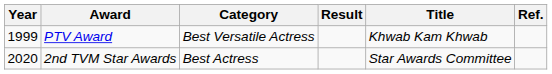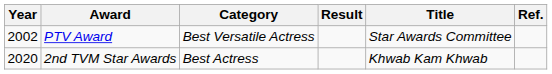(23, 36) 1999 -> (23, 36) 2002
(428, 36) Khwab Kam Khwab -> (440, 36) Star Awards Committee
(440, 58) Star Awards Committee -> (428, 58) Khwab Kam Khwab
